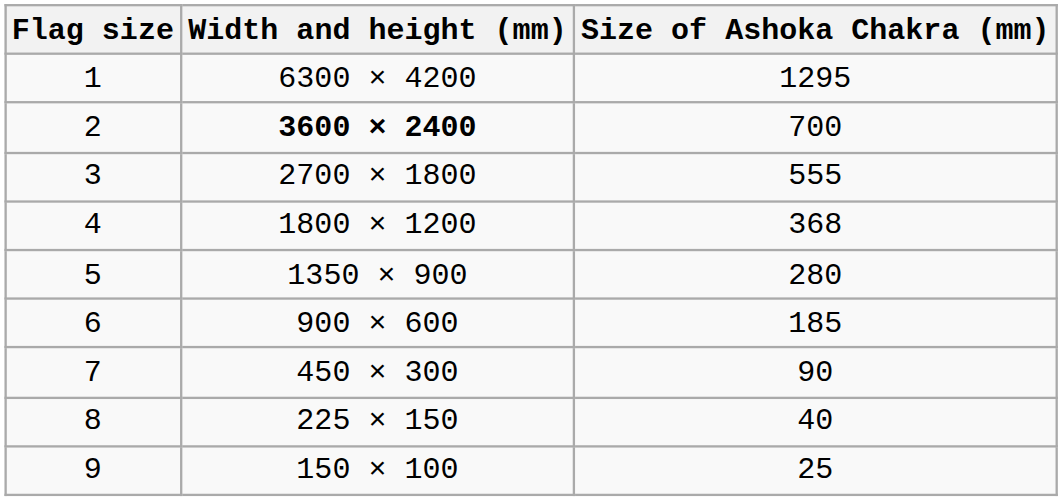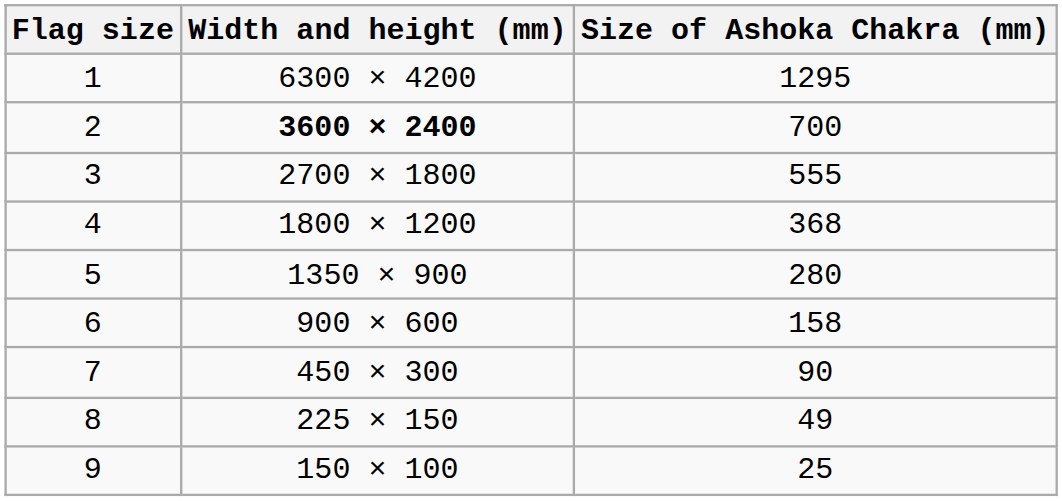(815, 323) 185 -> (815, 323) 158
(815, 421) 40 -> (815, 421) 49
